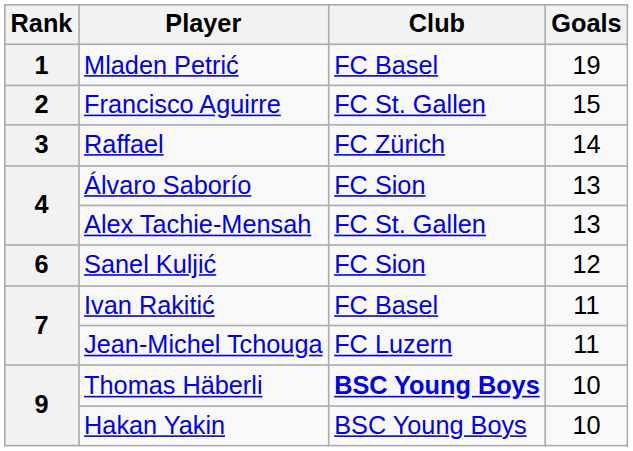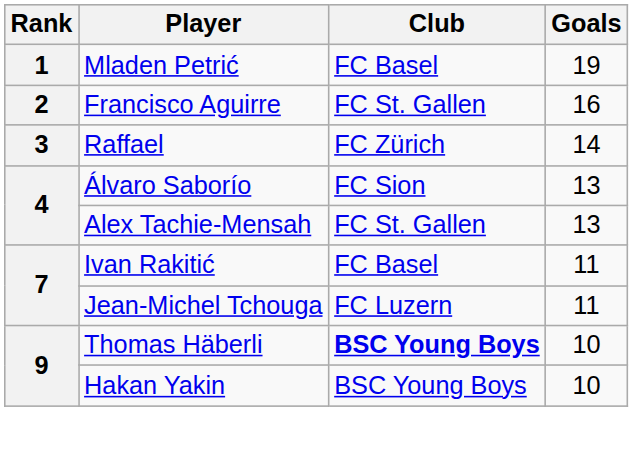(586, 104) 15 -> (586, 104) 16
- row: (150, 265)
